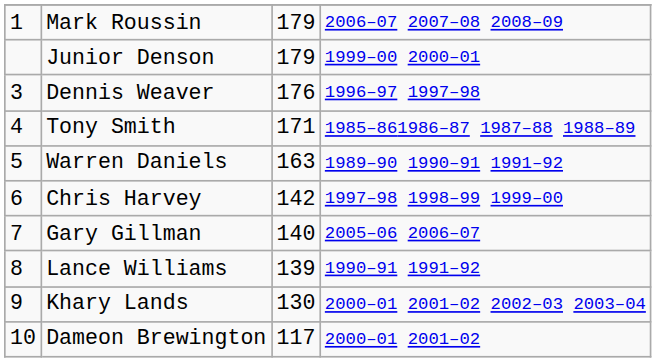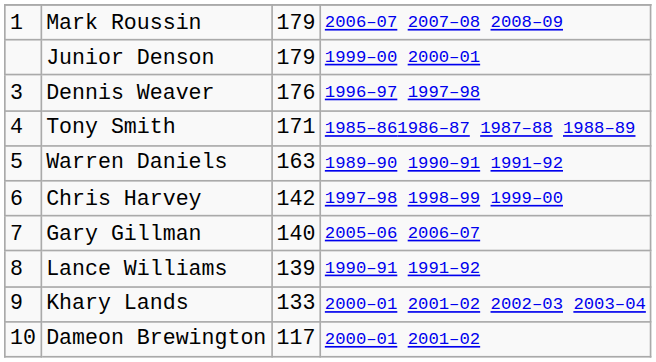(296, 304) 130 -> (296, 304) 133
